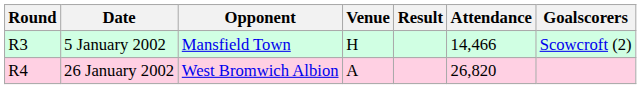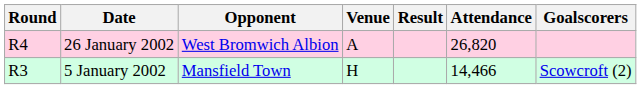rows swapped: (115, 44) <-> (119, 70)
